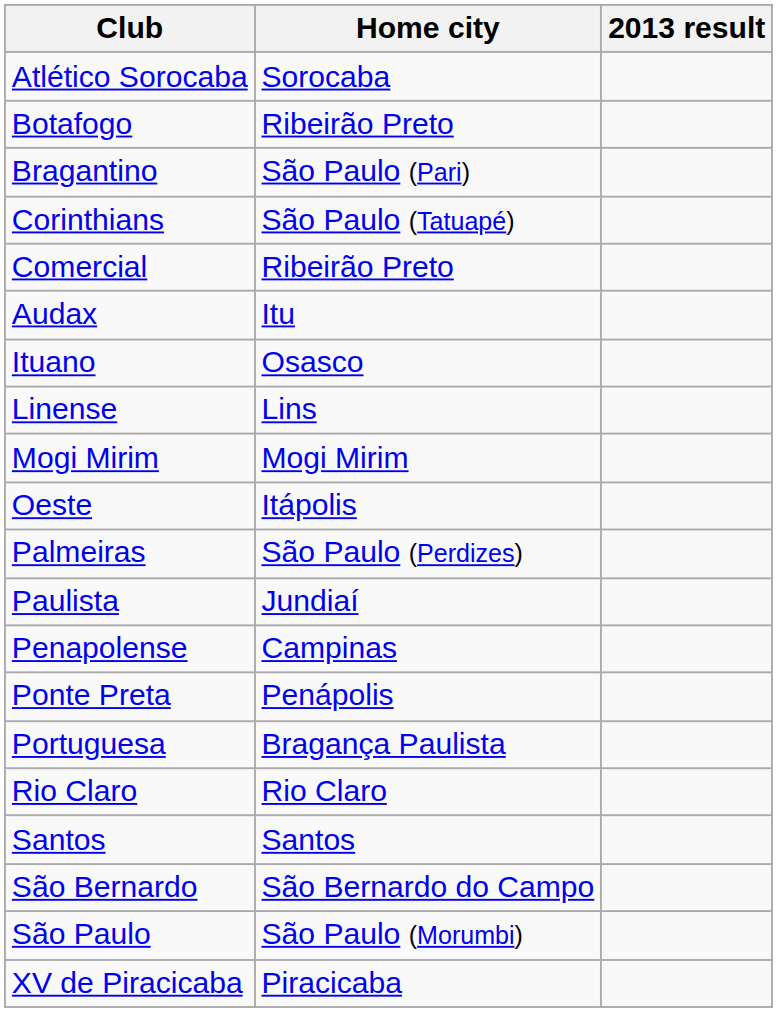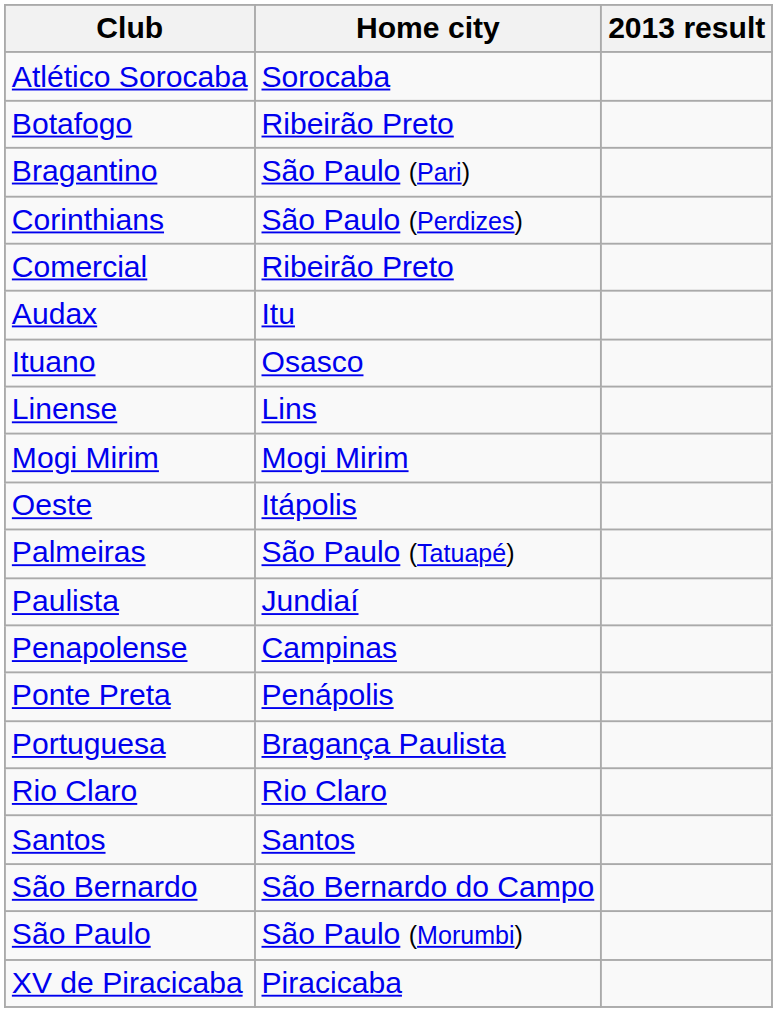(388, 219) São Paulo (Tatuapé) -> (392, 219) São Paulo (Perdizes)
(392, 553) São Paulo (Perdizes) -> (388, 553) São Paulo (Tatuapé)
